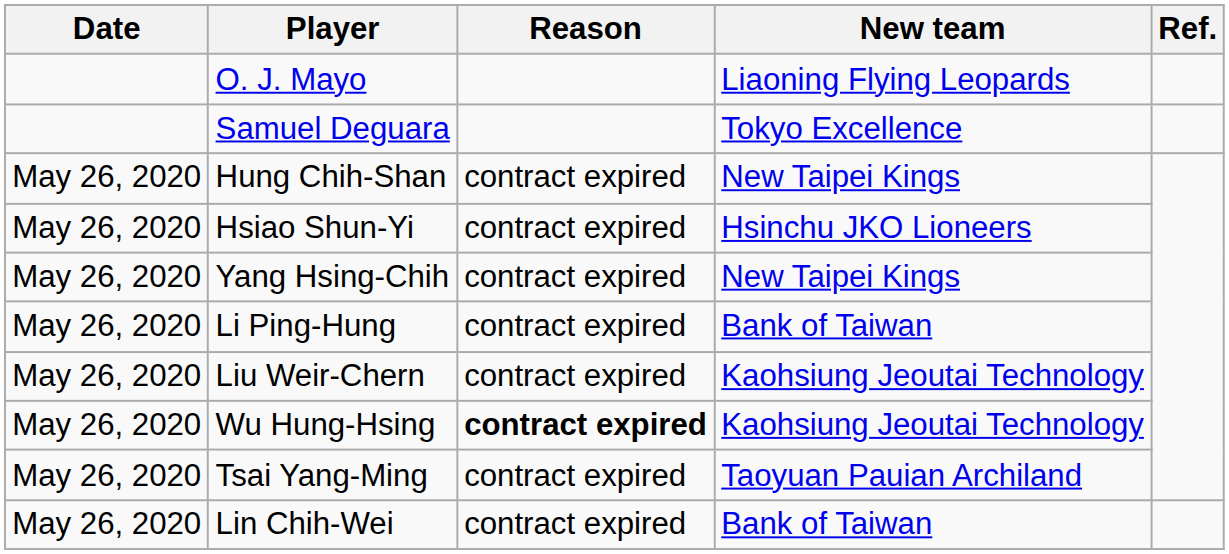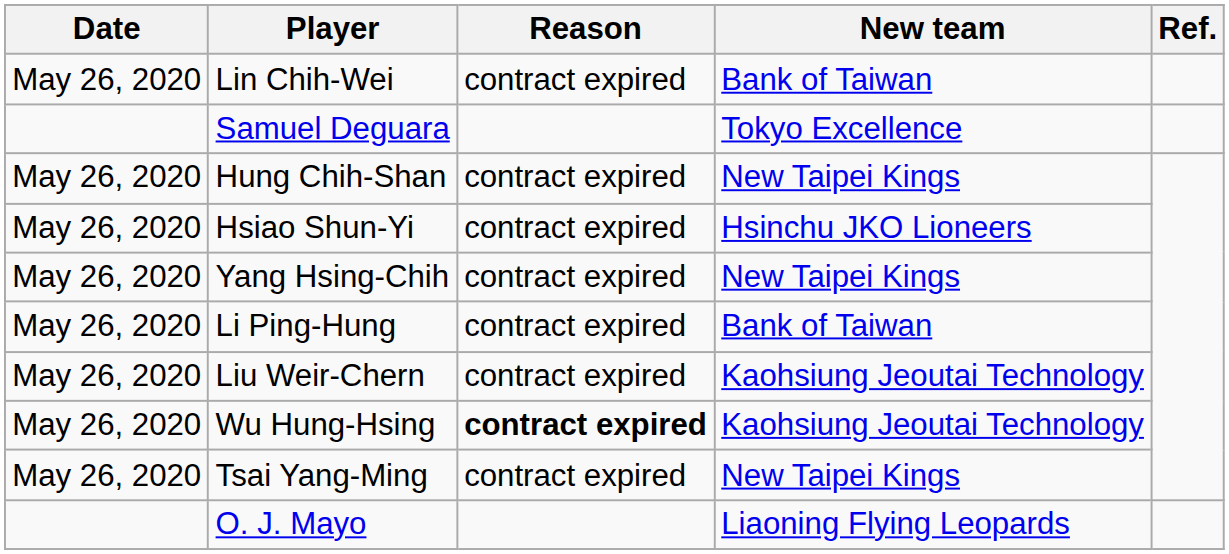rows swapped: (291, 78) <-> (305, 524)
(902, 474) Taoyuan Pauian Archiland -> (841, 474) New Taipei Kings
